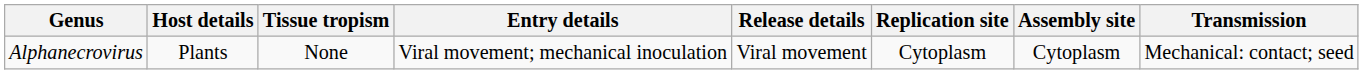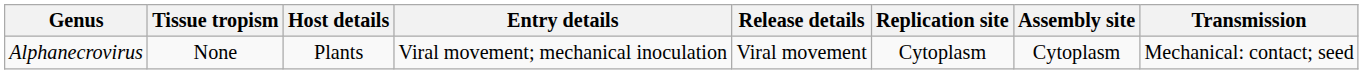columns swapped: (203, 20) <-> (326, 20)
